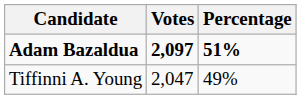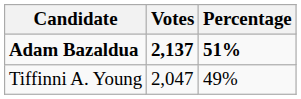(172, 49) 2,097 -> (172, 49) 2,137
